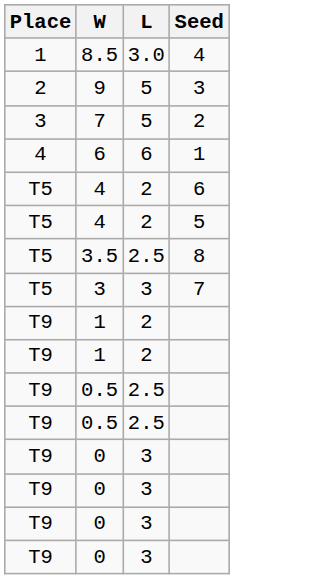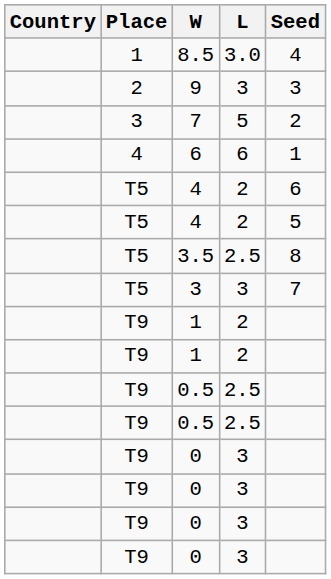+ column: (53, 22)
(146, 88) 5 -> (242, 88) 3
